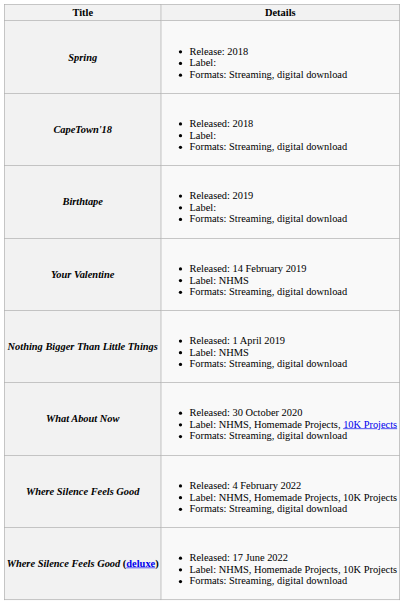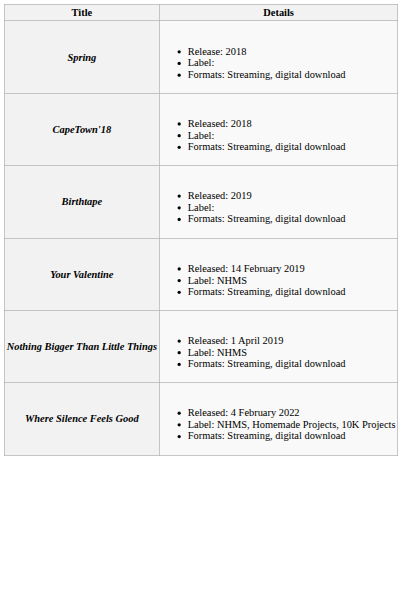- row: (83, 419)
- row: (83, 563)
